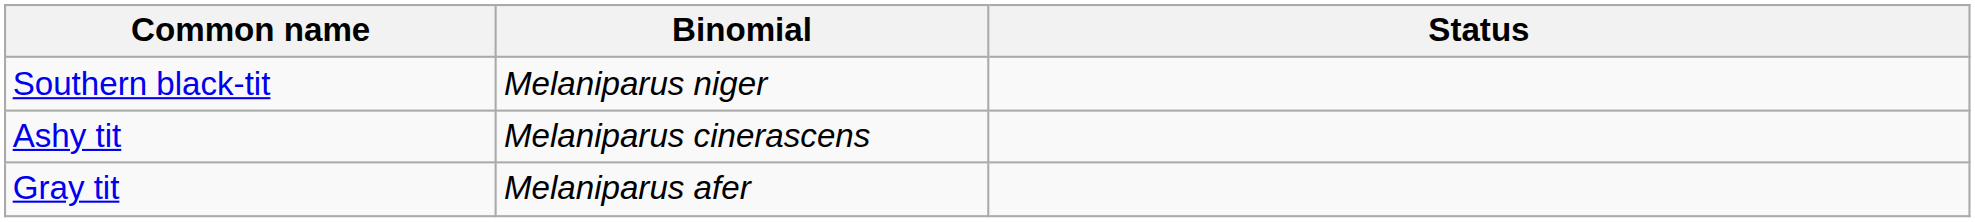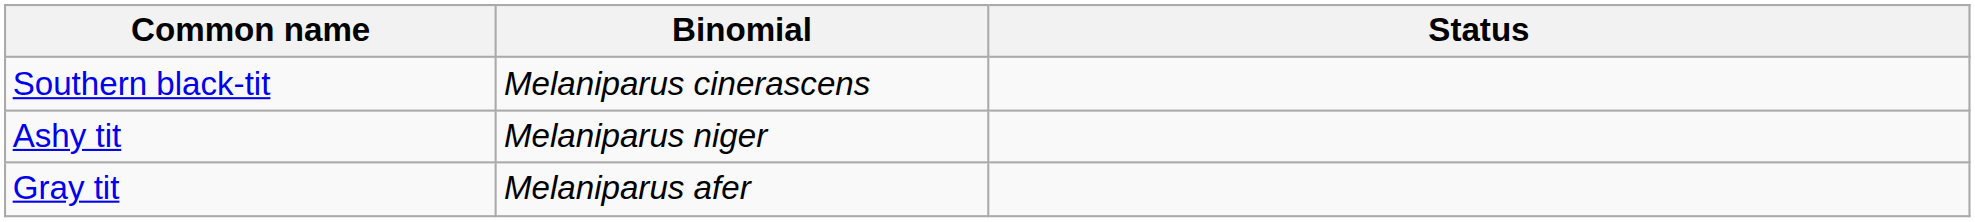(636, 83) Melaniparus niger -> (687, 83) Melaniparus cinerascens
(687, 135) Melaniparus cinerascens -> (636, 135) Melaniparus niger
